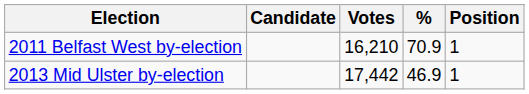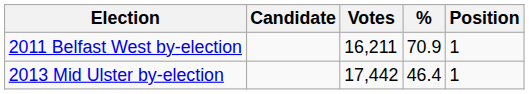(371, 46) 16,210 -> (371, 46) 16,211
(424, 74) 46.9 -> (424, 74) 46.4
